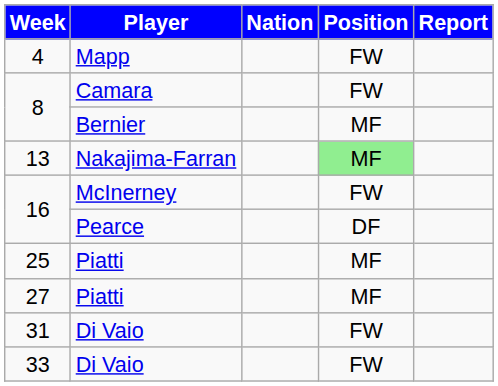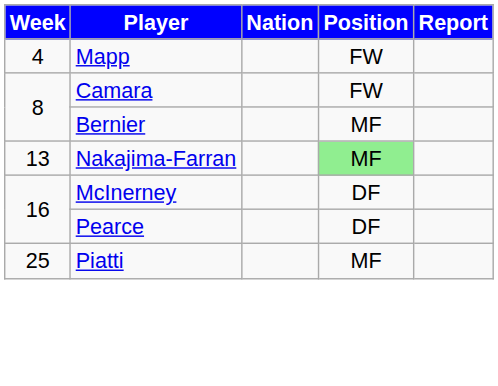(366, 193) FW -> (366, 193) DF
- row: (38, 295)
- row: (38, 330)
- row: (38, 364)
